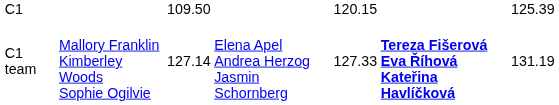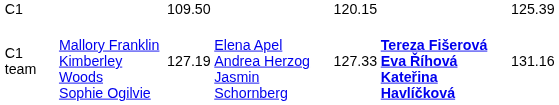(189, 61) 127.14 -> (189, 61) 127.19
(533, 61) 131.19 -> (533, 61) 131.16
